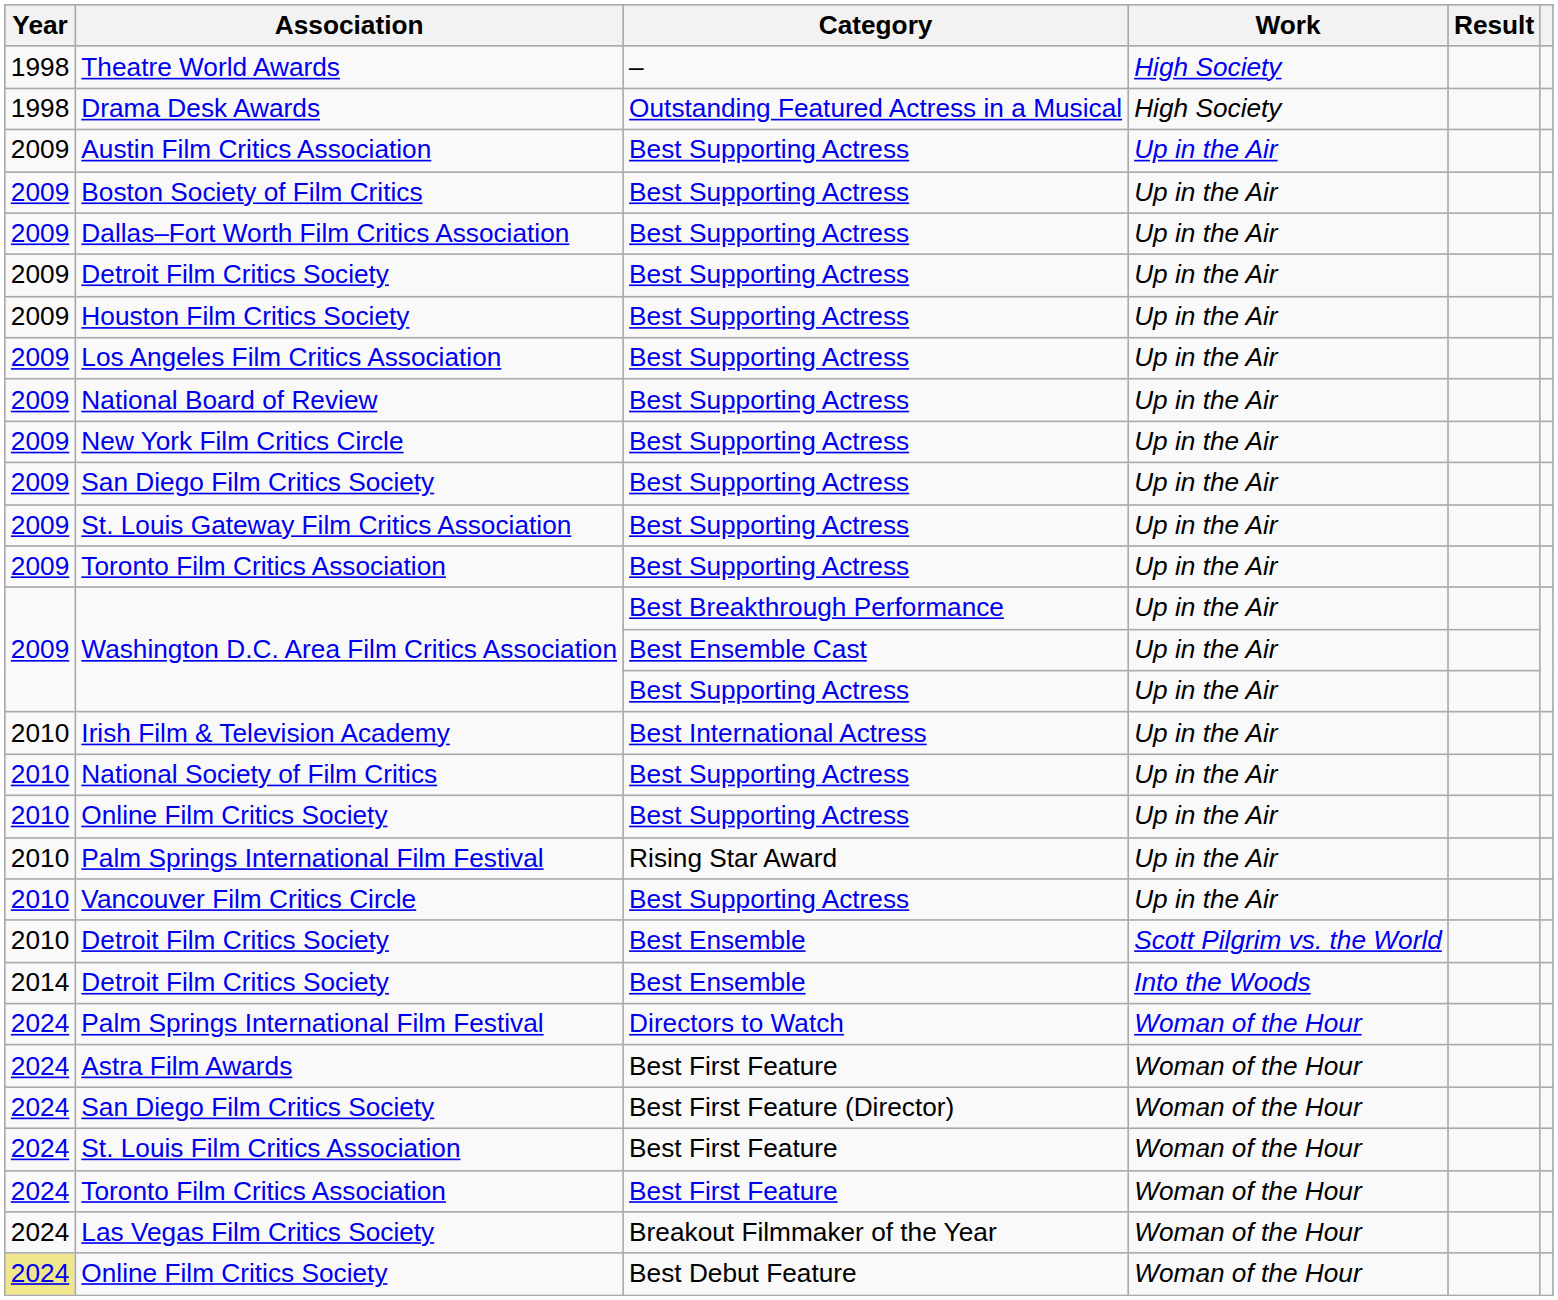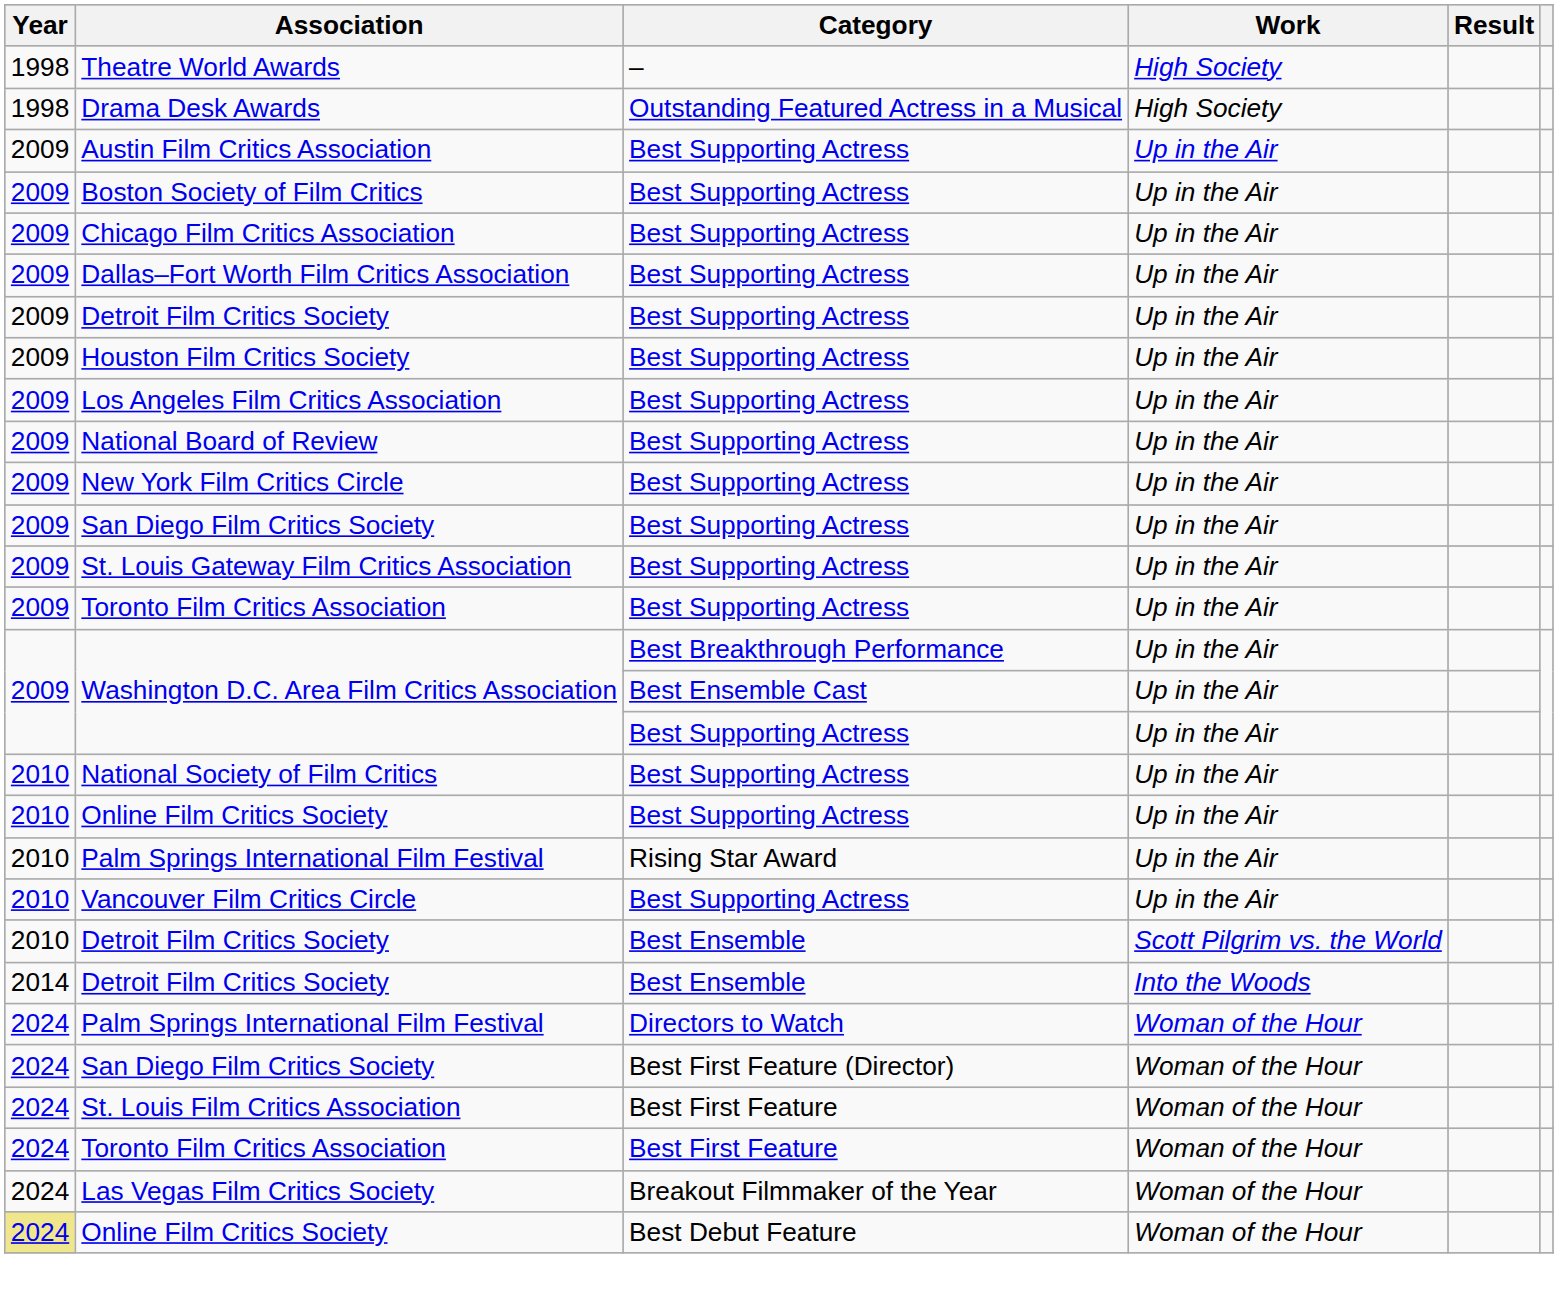+ row: (268, 233)
- row: (266, 732)
- row: (187, 1065)
